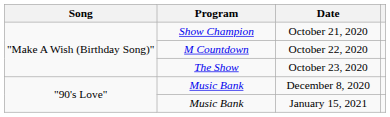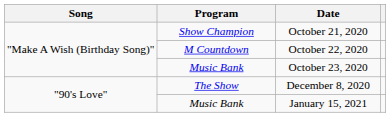(216, 67) The Show -> (216, 67) Music Bank
(216, 85) Music Bank -> (216, 85) The Show
